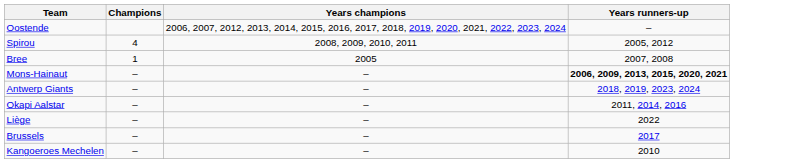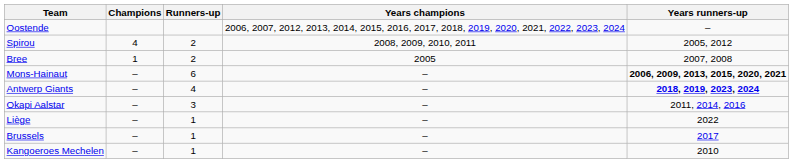+ column: (193, 12)
(649, 89) normal -> (708, 89) bold
